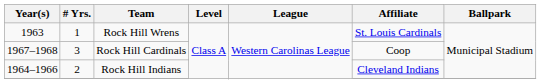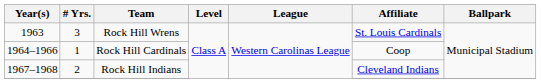(77, 32) 1 -> (77, 32) 3
(32, 51) 1967–1968 -> (32, 51) 1964–1966
(77, 51) 3 -> (77, 51) 1
(32, 69) 1964–1966 -> (32, 69) 1967–1968
